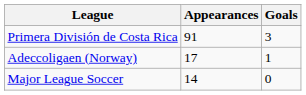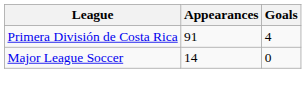(268, 36) 3 -> (268, 36) 4
- row: (72, 57)
